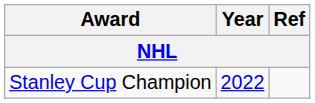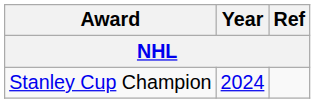(243, 82) 2022 -> (243, 82) 2024
